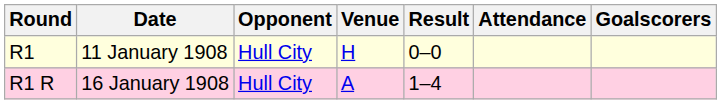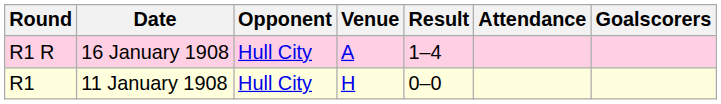rows swapped: (22, 51) <-> (32, 83)
